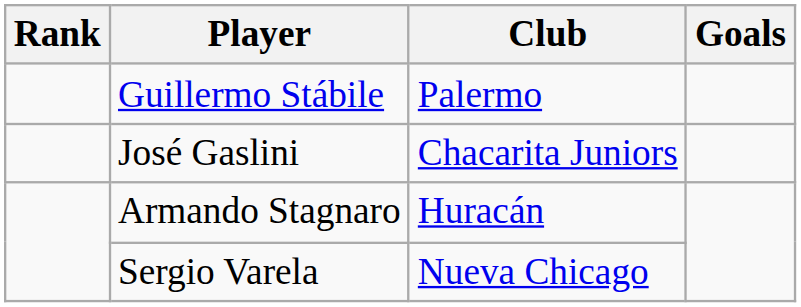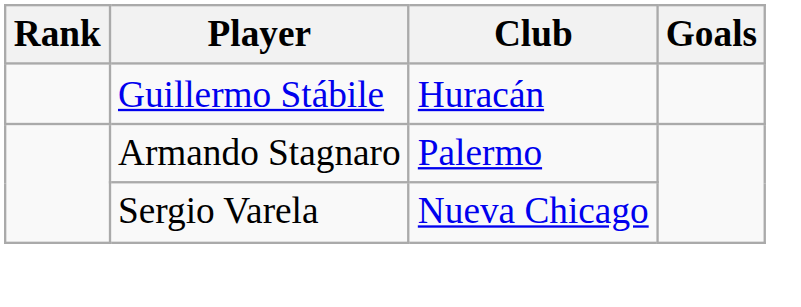(480, 93) Palermo -> (481, 93) Huracán
- row: (209, 152)
(481, 211) Huracán -> (480, 152) Palermo
